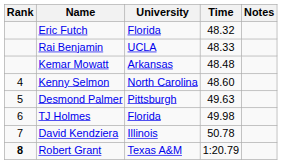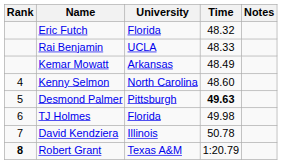(221, 64) 48.48 -> (221, 64) 48.49
(221, 99) normal -> (221, 99) bold
